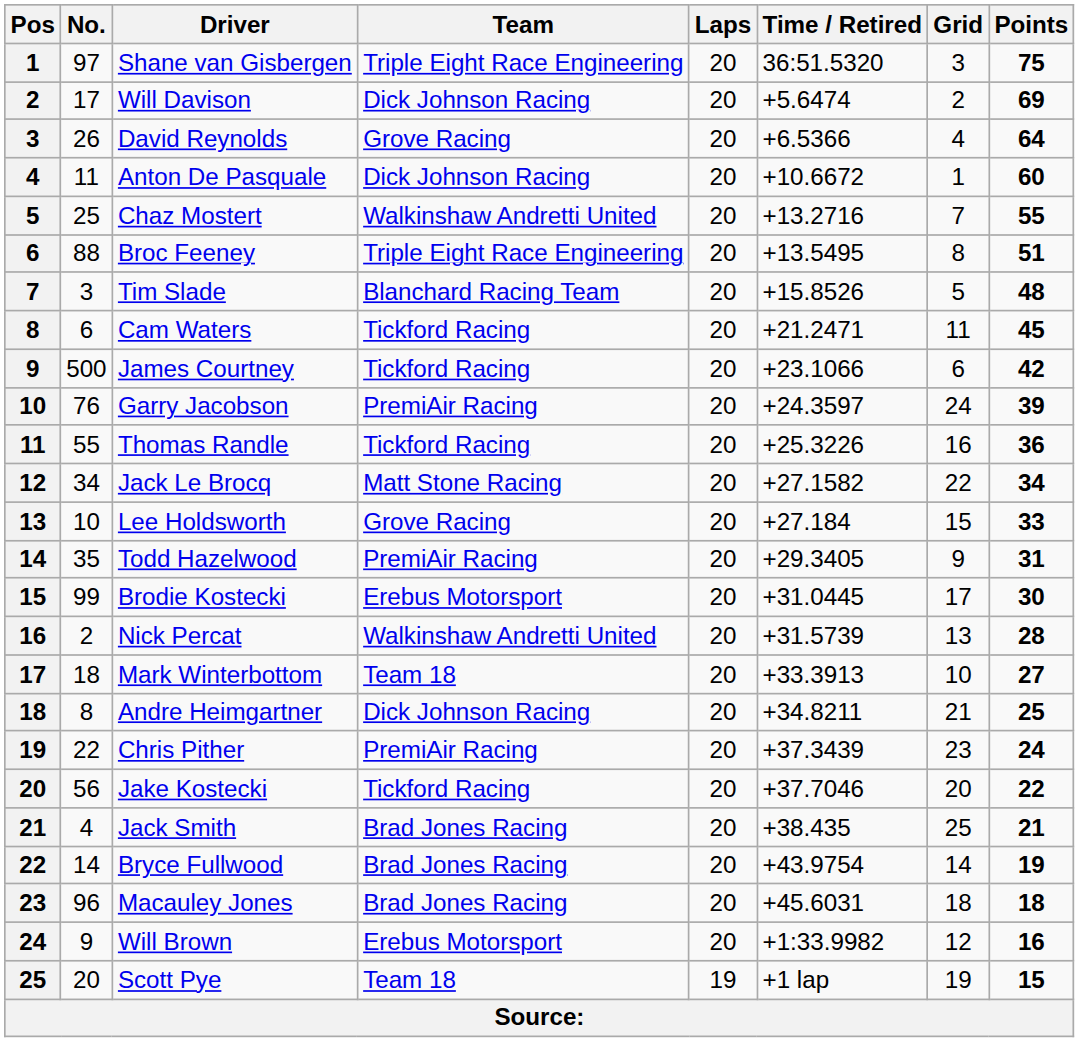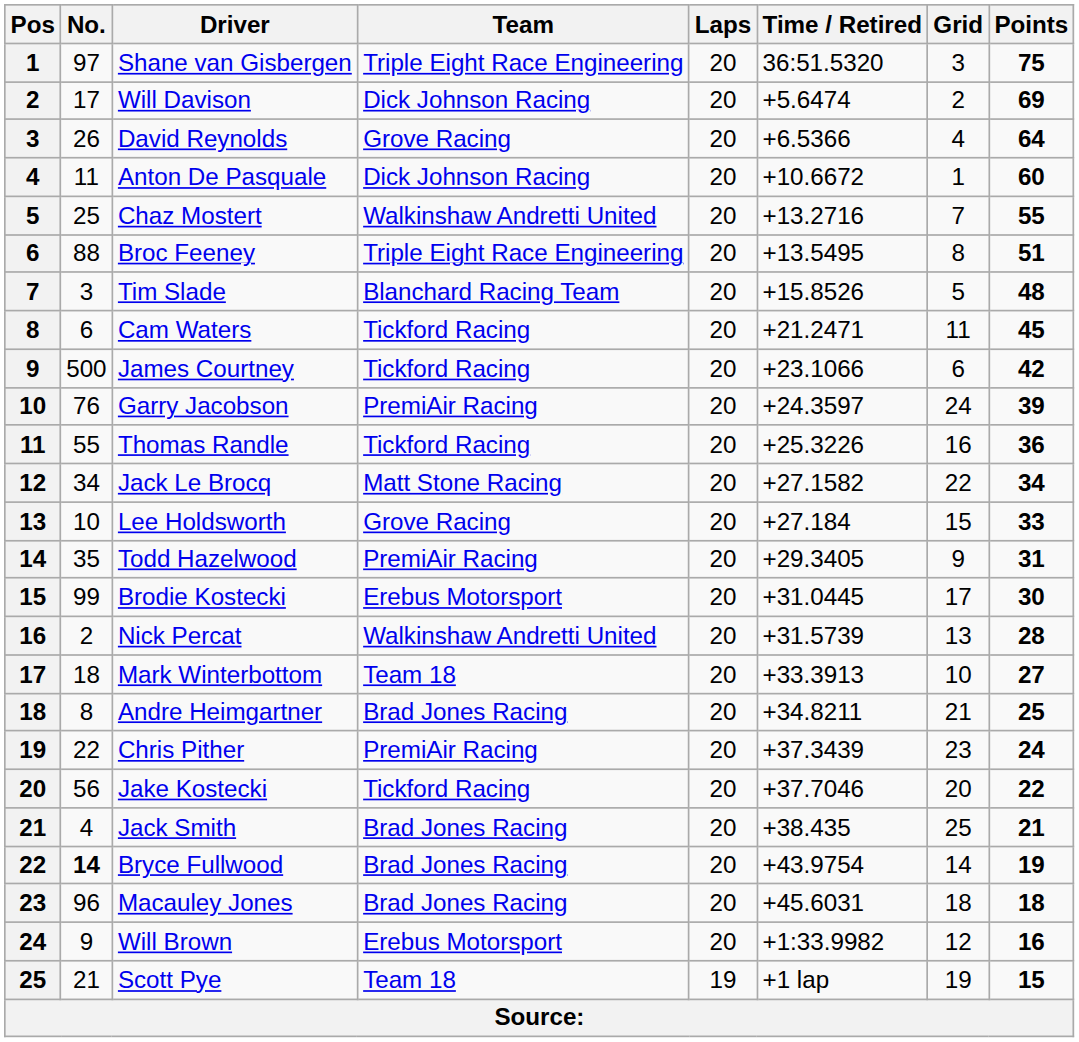(477, 712) Dick Johnson Racing -> (465, 712) Brad Jones Racing
(86, 865) normal -> (86, 865) bold
(86, 980) 20 -> (86, 980) 21
